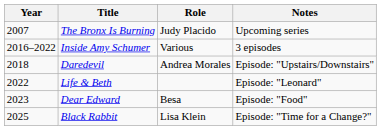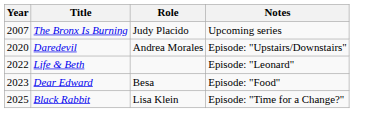- row: (105, 47)
(18, 64) 2018 -> (18, 47) 2020
